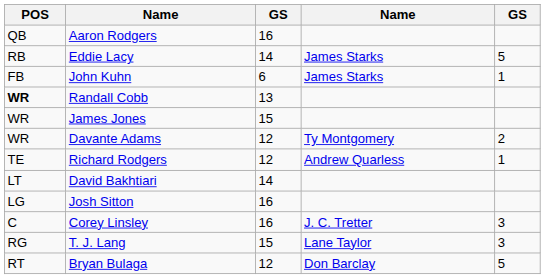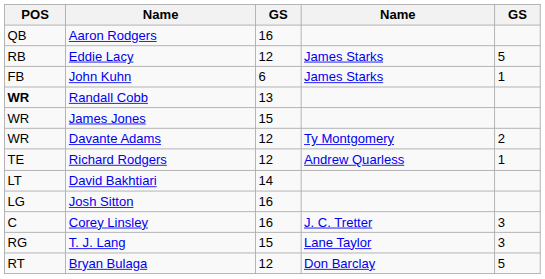(266, 56) 14 -> (266, 56) 12
